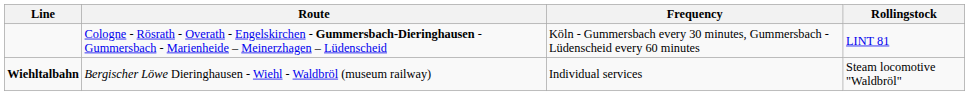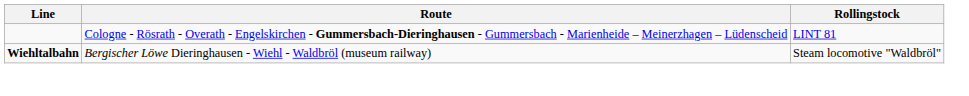- column: (695, 14)
